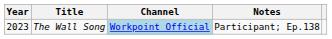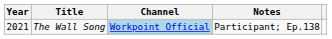(18, 27) 2023 -> (18, 27) 2021
